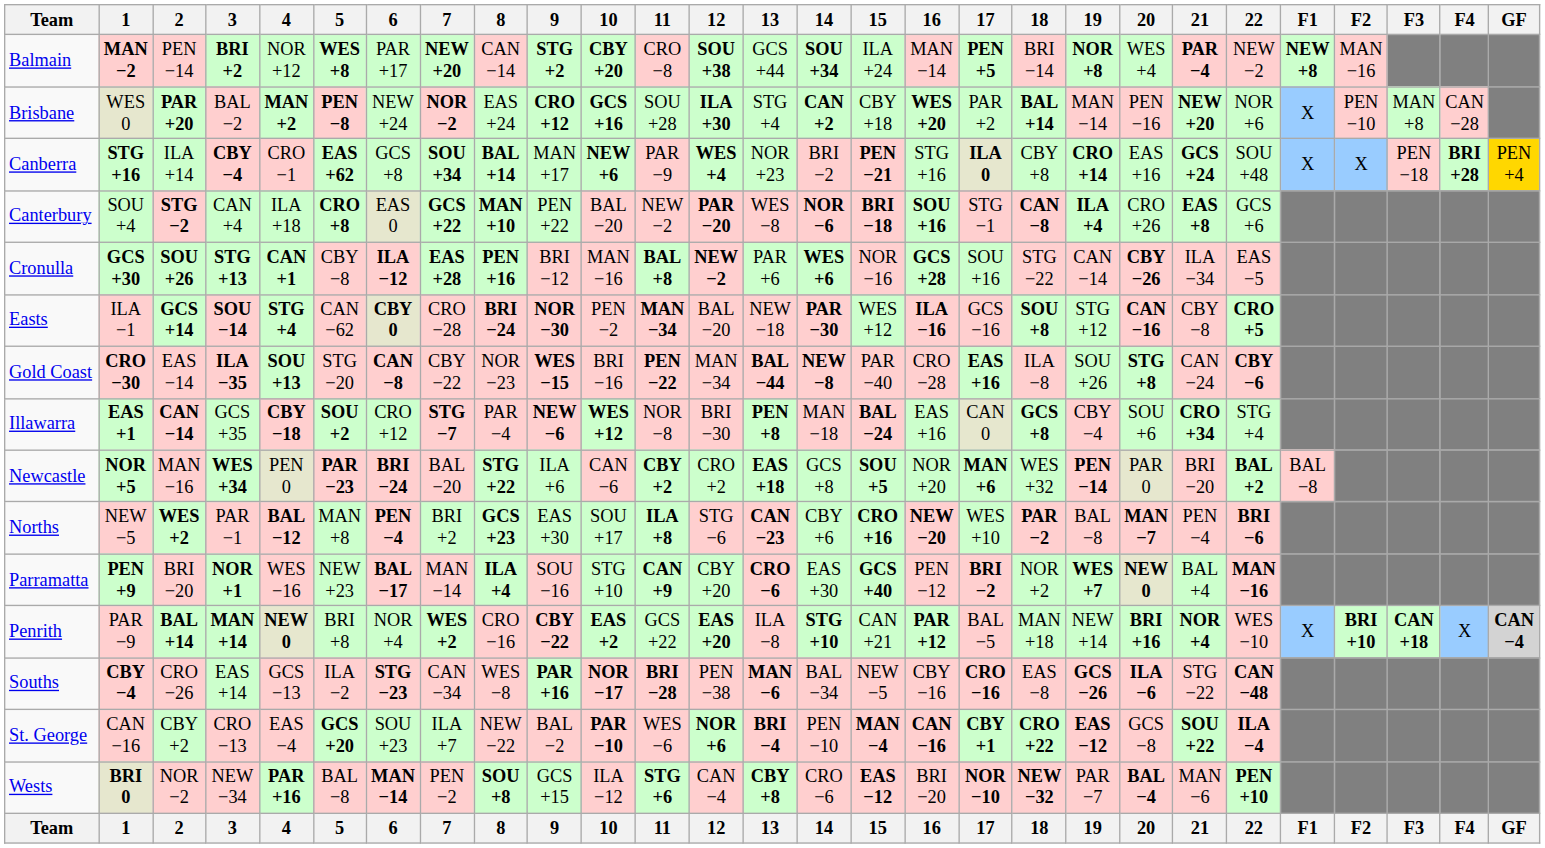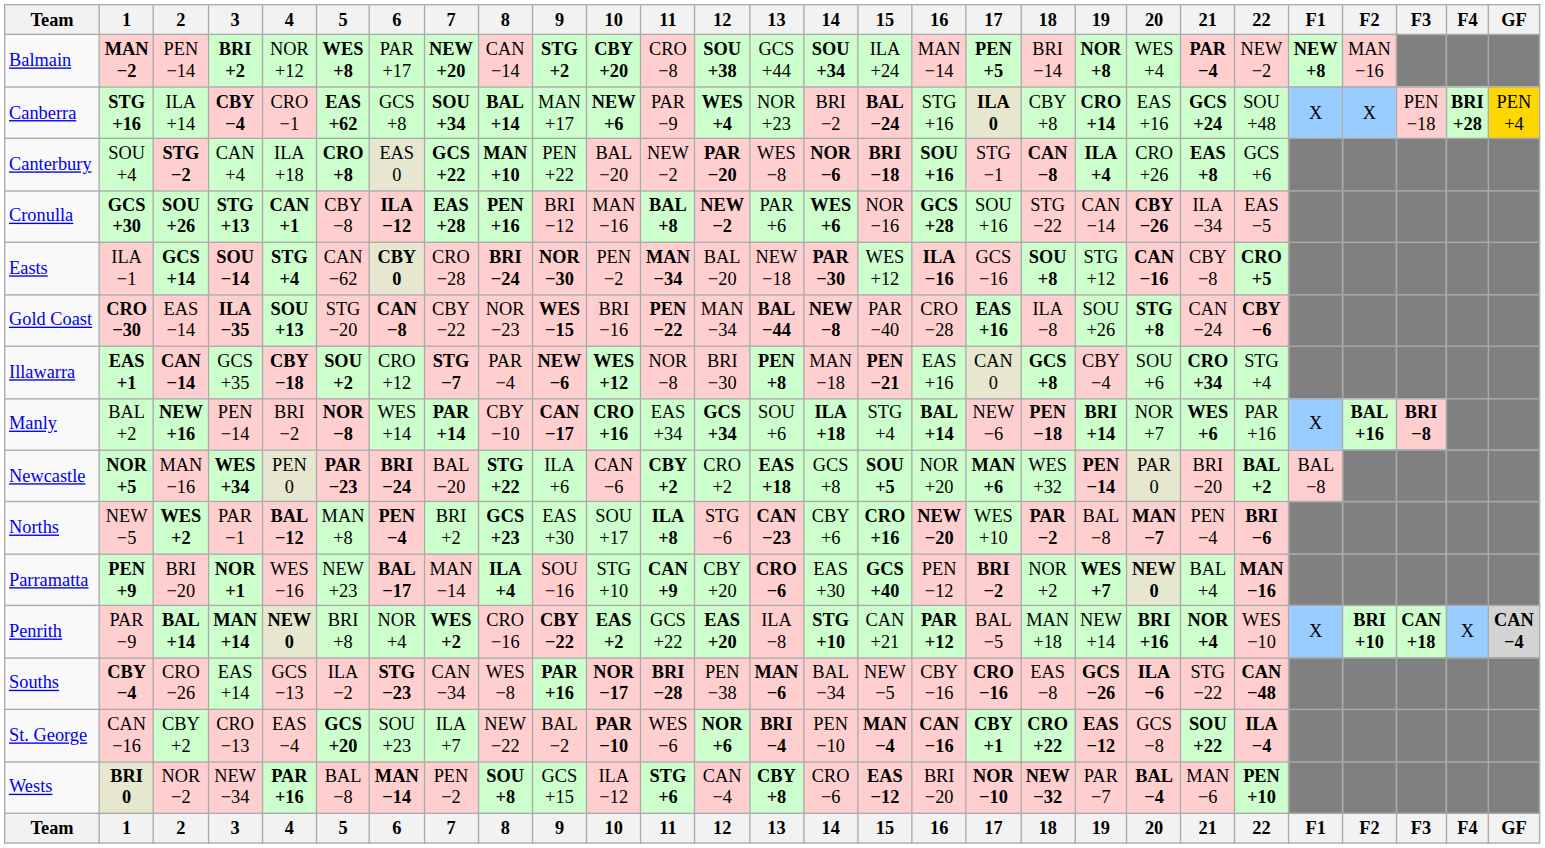- row: (42, 112)
(878, 164) PEN −21 -> (885, 112) BAL −24
(878, 423) BAL −24 -> (885, 371) PEN −21
+ row: (33, 423)
